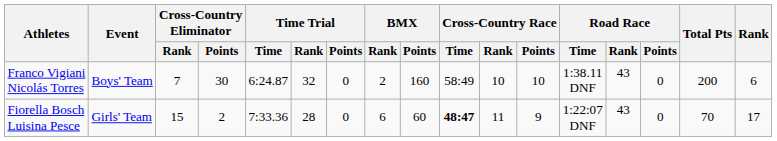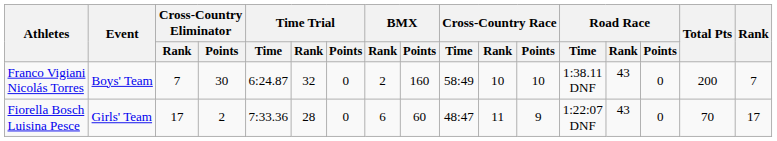(754, 80) 6 -> (754, 80) 7
(177, 118) 15 -> (177, 118) 17
(459, 118) bold -> (459, 118) normal
